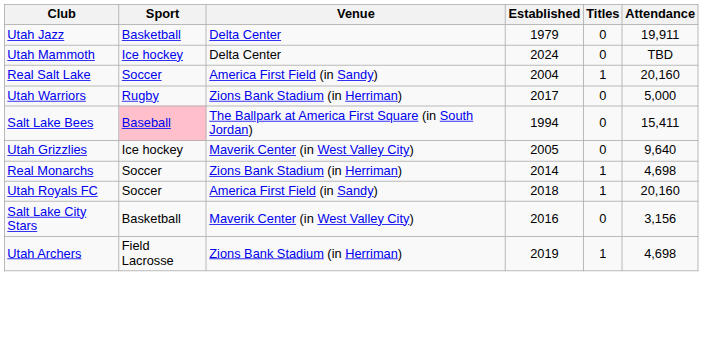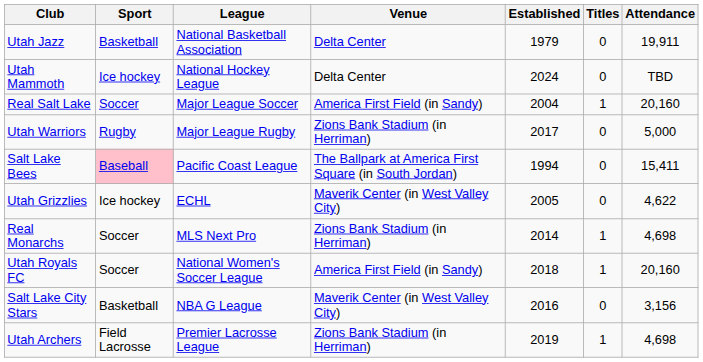+ column: (242, 14)
(660, 150) 9,640 -> (660, 201) 4,622
